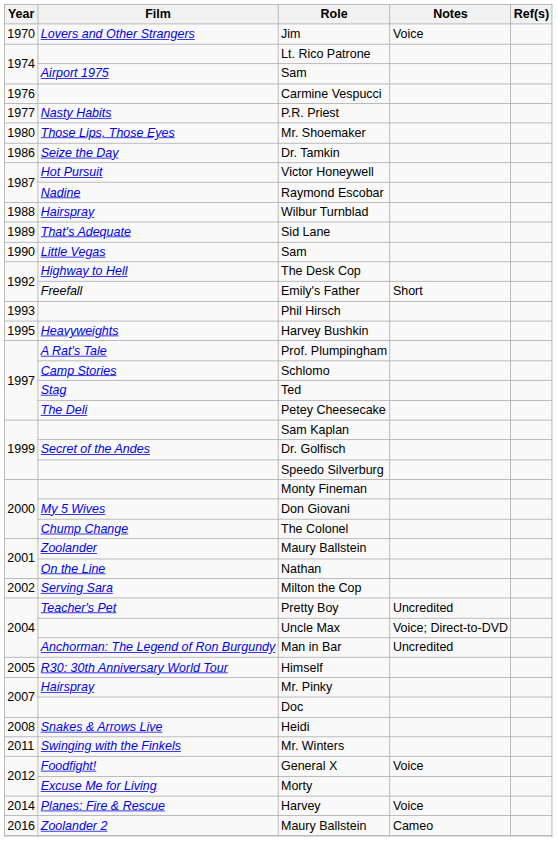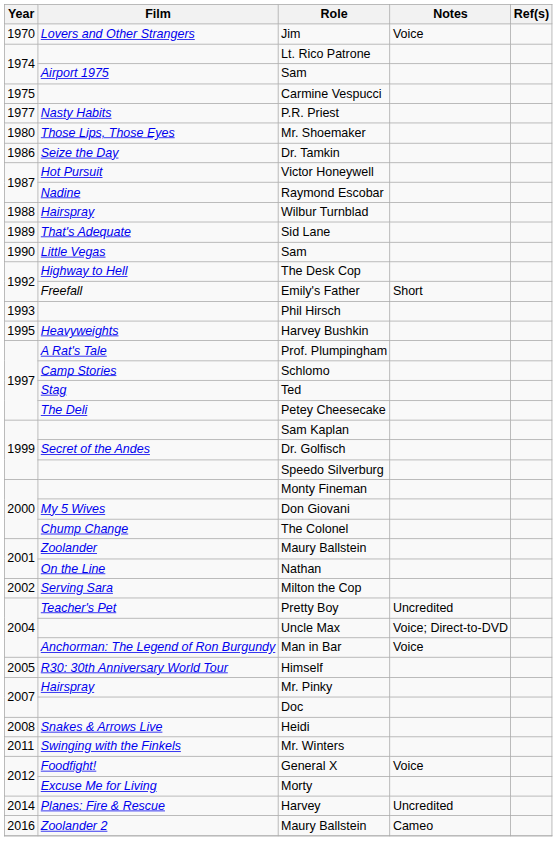(21, 93) 1976 -> (21, 93) 1975
(423, 647) Uncredited -> (408, 647) Voice
(408, 806) Voice -> (423, 806) Uncredited
